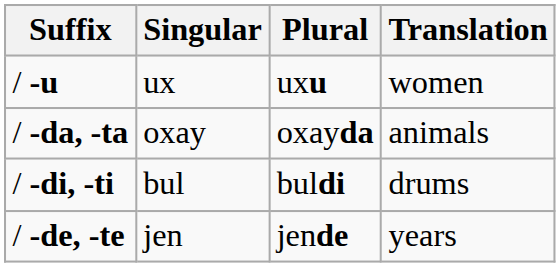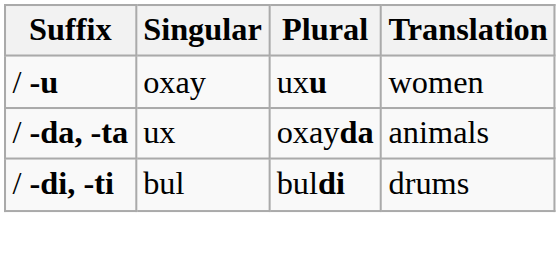(159, 81) ux -> (175, 81) oxay
(175, 132) oxay -> (159, 132) ux
- row: (69, 235)
